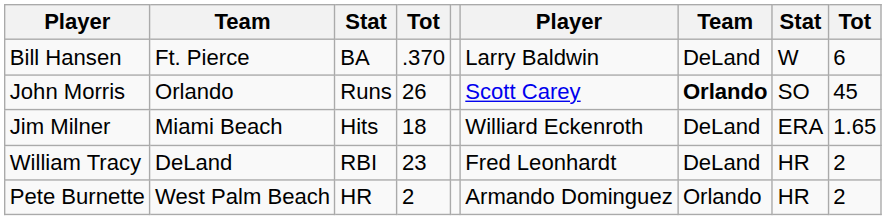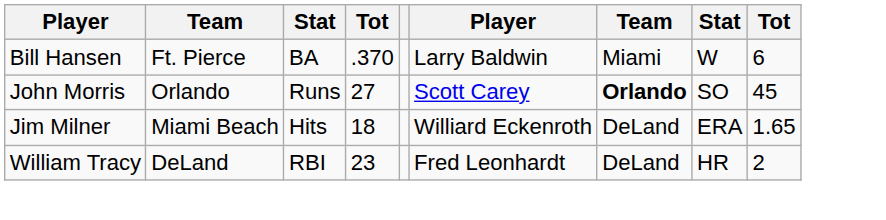(722, 57) DeLand -> (632, 57) Miami
(414, 92) 26 -> (363, 92) 27
- row: (77, 197)
